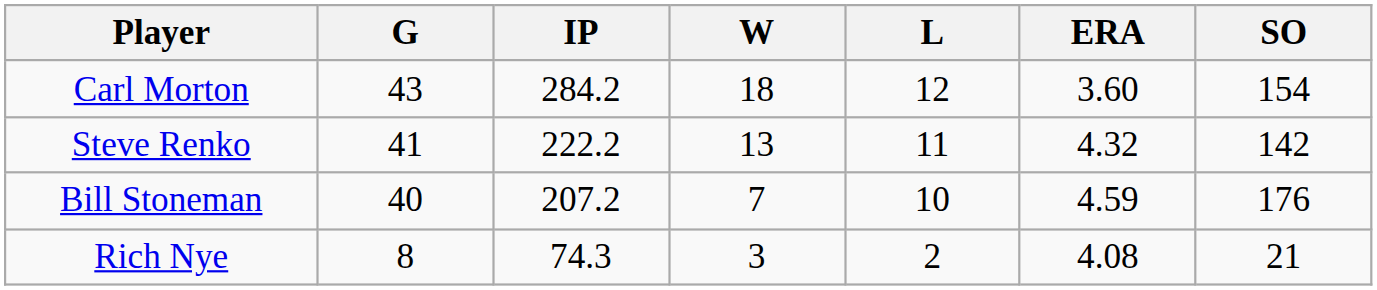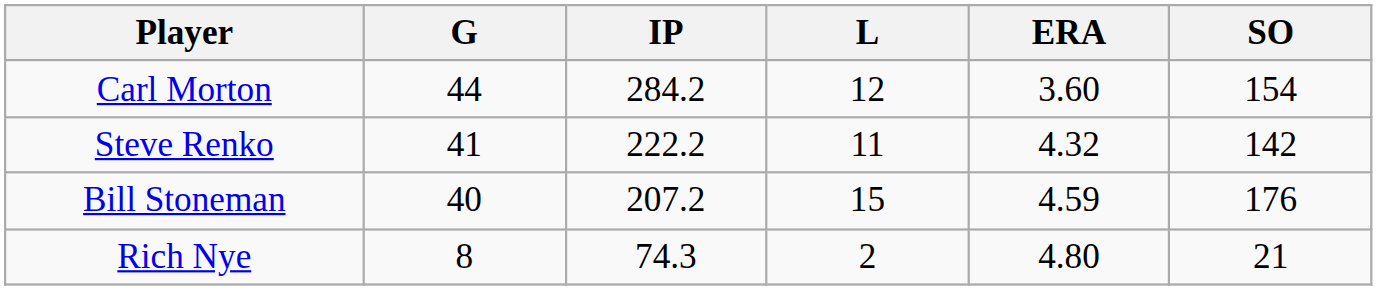- column: (757, 32)
(405, 88) 43 -> (464, 88) 44
(932, 199) 10 -> (867, 199) 15
(1108, 255) 4.08 -> (1069, 255) 4.80
